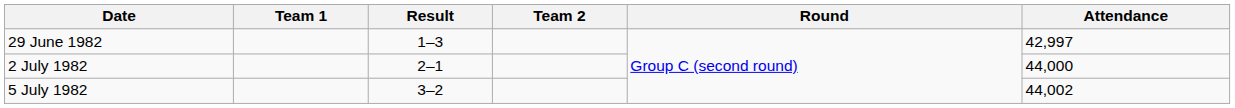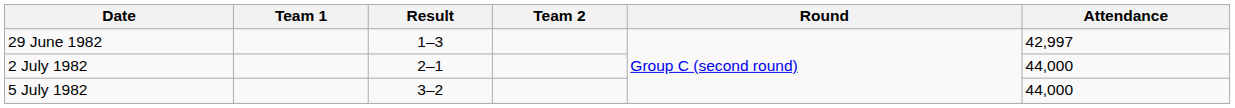(1049, 90) 44,002 -> (1049, 90) 44,000
